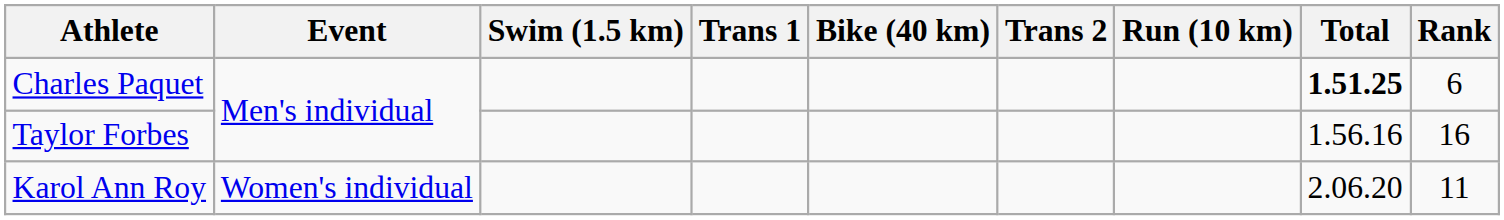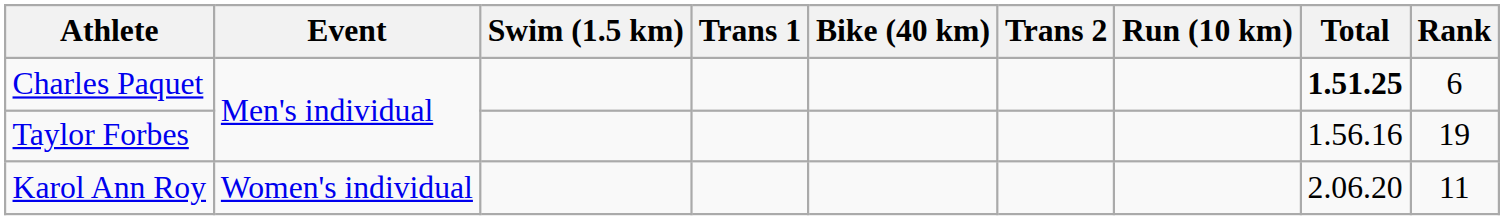(1454, 135) 16 -> (1454, 135) 19
